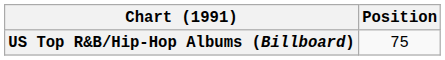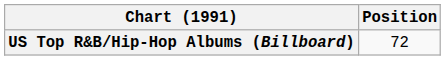(400, 43) 75 -> (400, 43) 72
